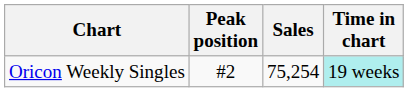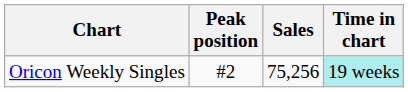(293, 71) 75,254 -> (293, 71) 75,256
